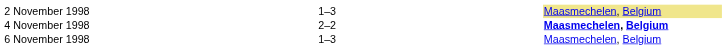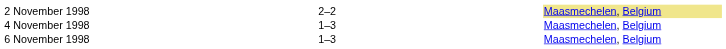(327, 11) 1–3 -> (327, 11) 2–2
(327, 25) 2–2 -> (327, 25) 1–3
(606, 25) bold -> (603, 25) normal
